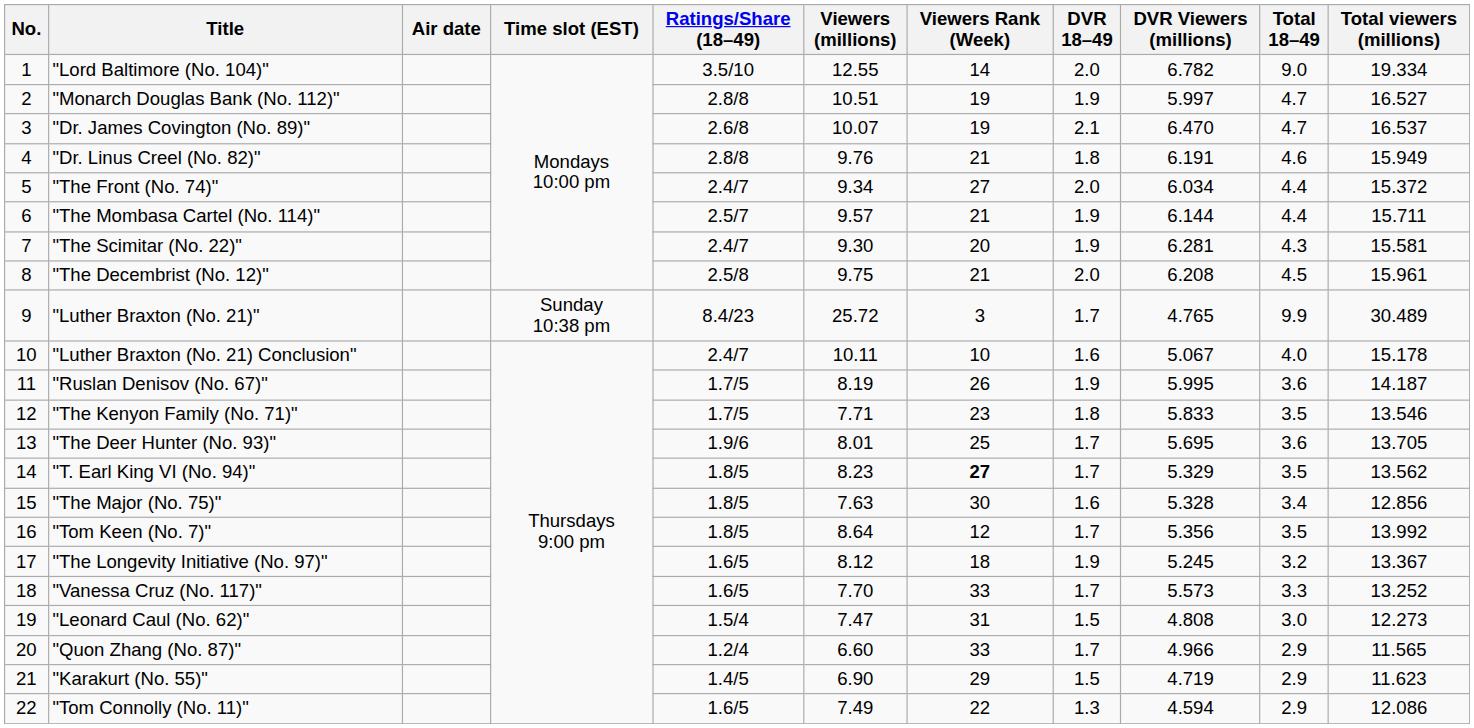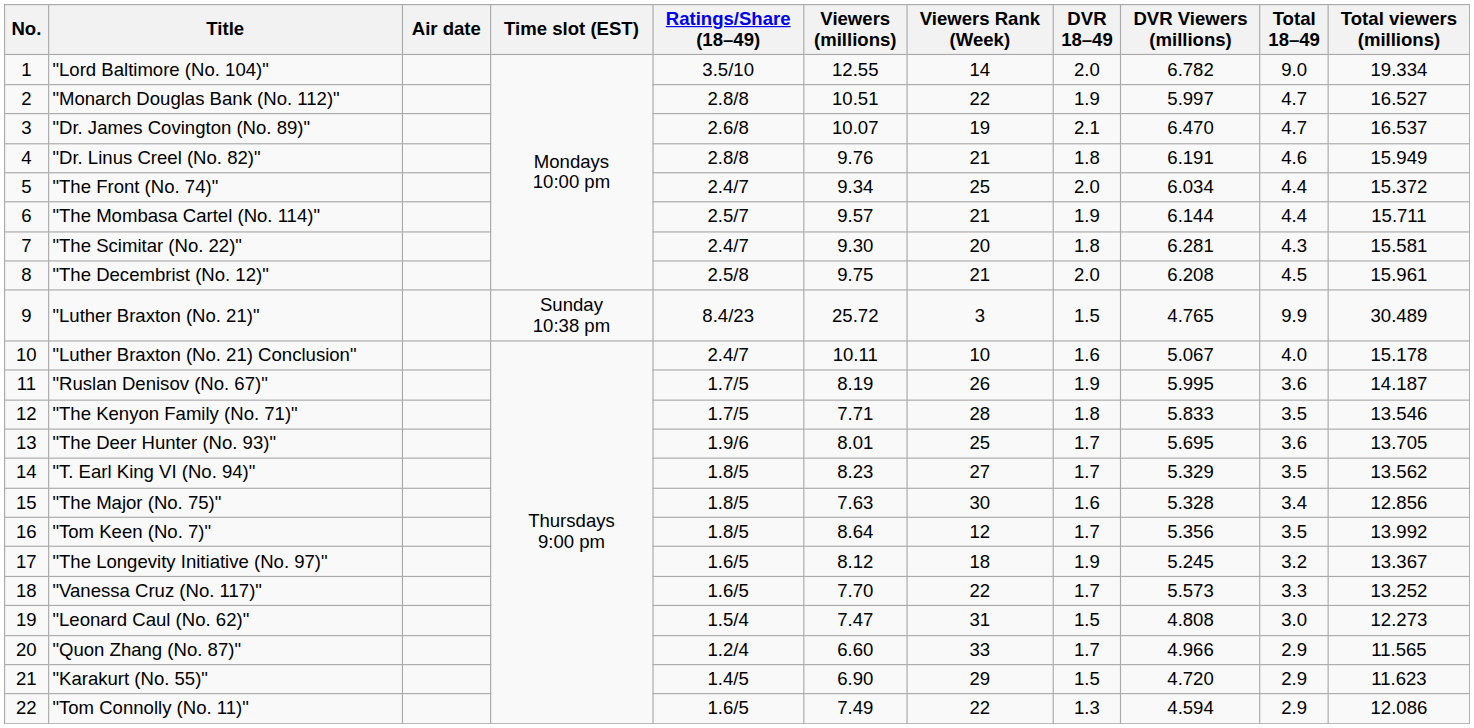(980, 98) 19 -> (980, 98) 22
(980, 187) 27 -> (980, 187) 25
(1087, 246) 1.9 -> (1087, 246) 1.8
(1087, 315) 1.7 -> (1087, 315) 1.5
(980, 414) 23 -> (980, 414) 28
(980, 473) bold -> (980, 473) normal
(980, 590) 33 -> (980, 590) 22
(1191, 679) 4.719 -> (1191, 679) 4.720
